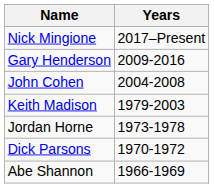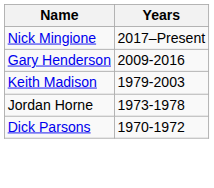- row: (46, 82)
- row: (50, 171)
